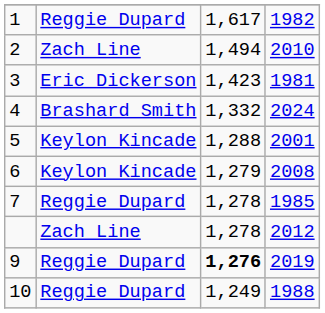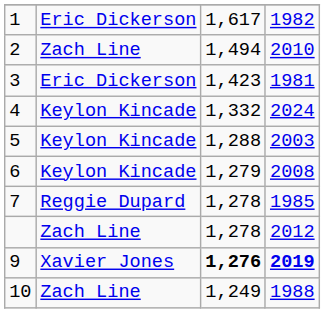(113, 20) Reggie Dupard -> (118, 20) Eric Dickerson
(118, 111) Brashard Smith -> (118, 111) Keylon Kincade
(292, 141) 2001 -> (292, 141) 2003
(113, 262) Reggie Dupard -> (107, 262) Xavier Jones
(292, 262) normal -> (292, 262) bold
(113, 293) Reggie Dupard -> (91, 293) Zach Line
